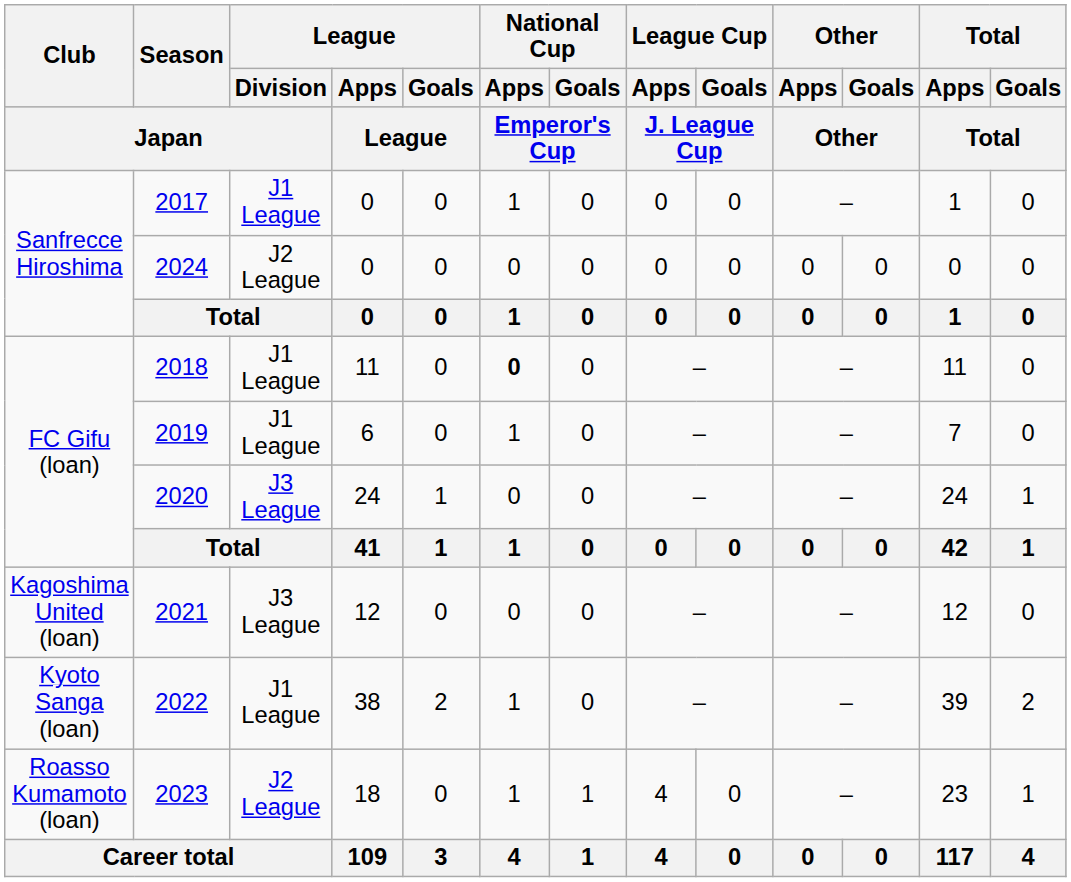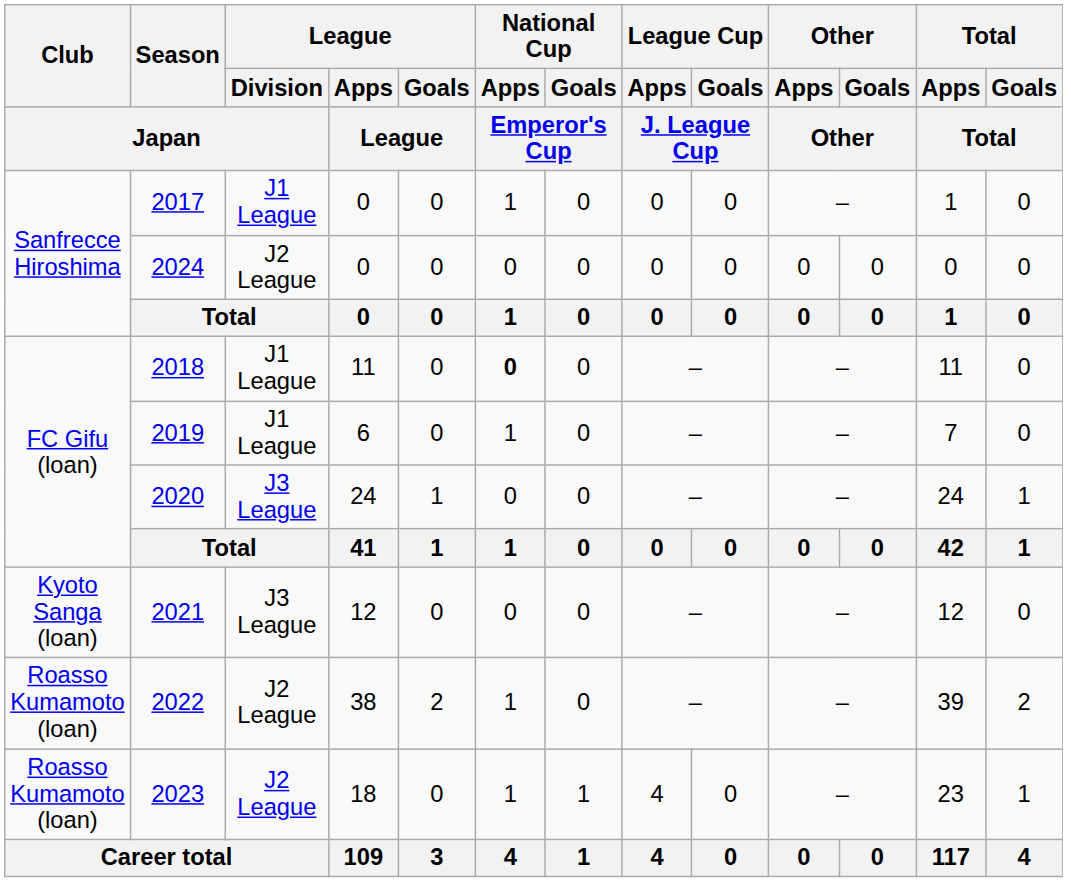(69, 611) Kagoshima United (loan) -> (67, 611) Kyoto Sanga (loan)
(69, 702) Kyoto Sanga (loan) -> (67, 702) Roasso Kumamoto (loan)
(281, 702) J1 League -> (277, 702) J2 League
